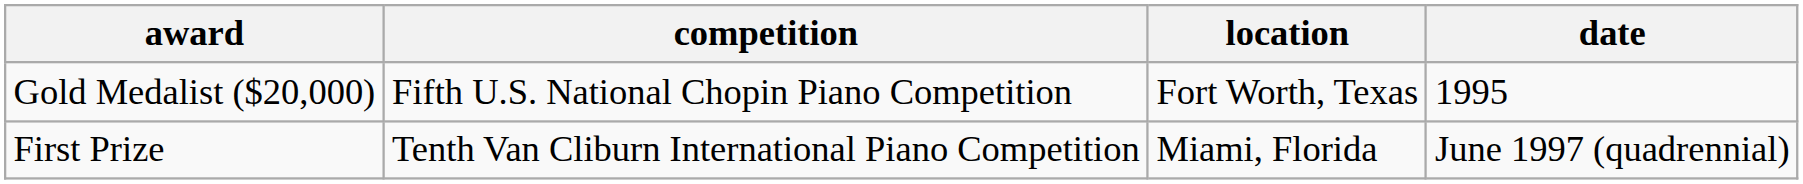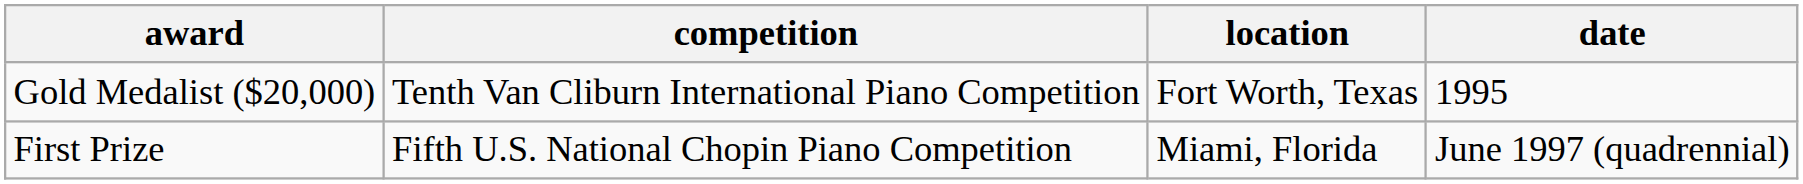(732, 91) Fifth U.S. National Chopin Piano Competition -> (766, 91) Tenth Van Cliburn International Piano Competition
(766, 149) Tenth Van Cliburn International Piano Competition -> (732, 149) Fifth U.S. National Chopin Piano Competition
